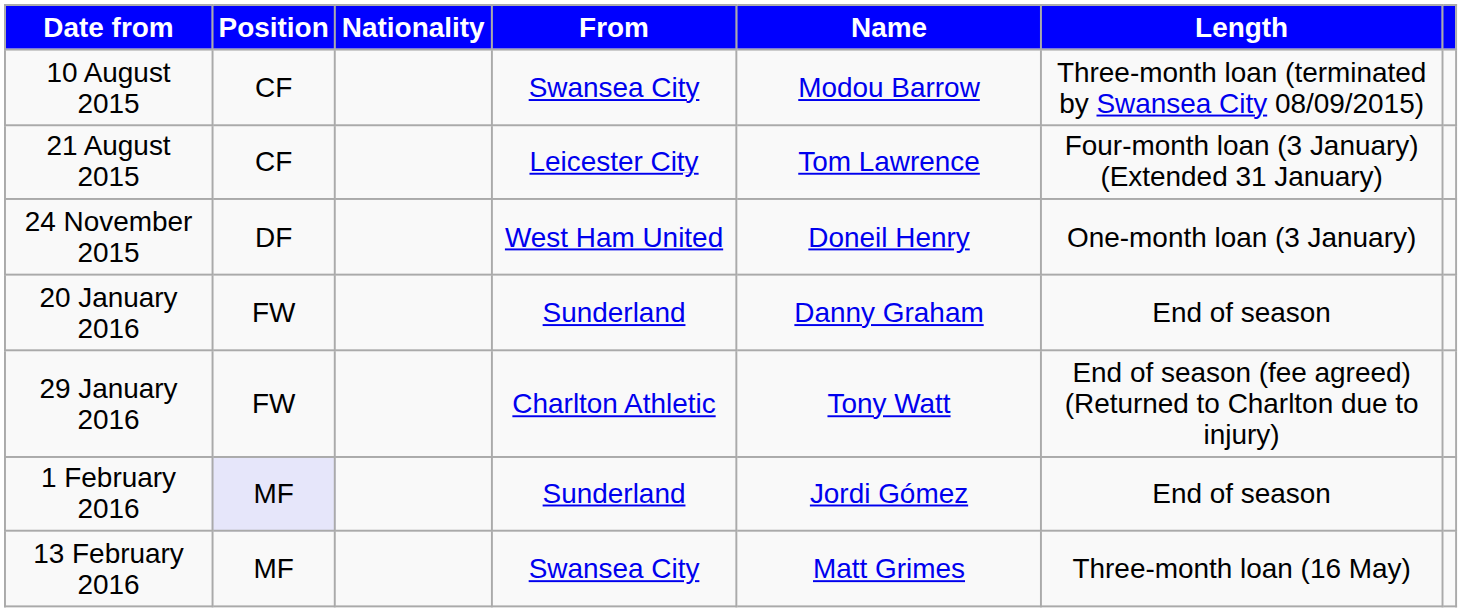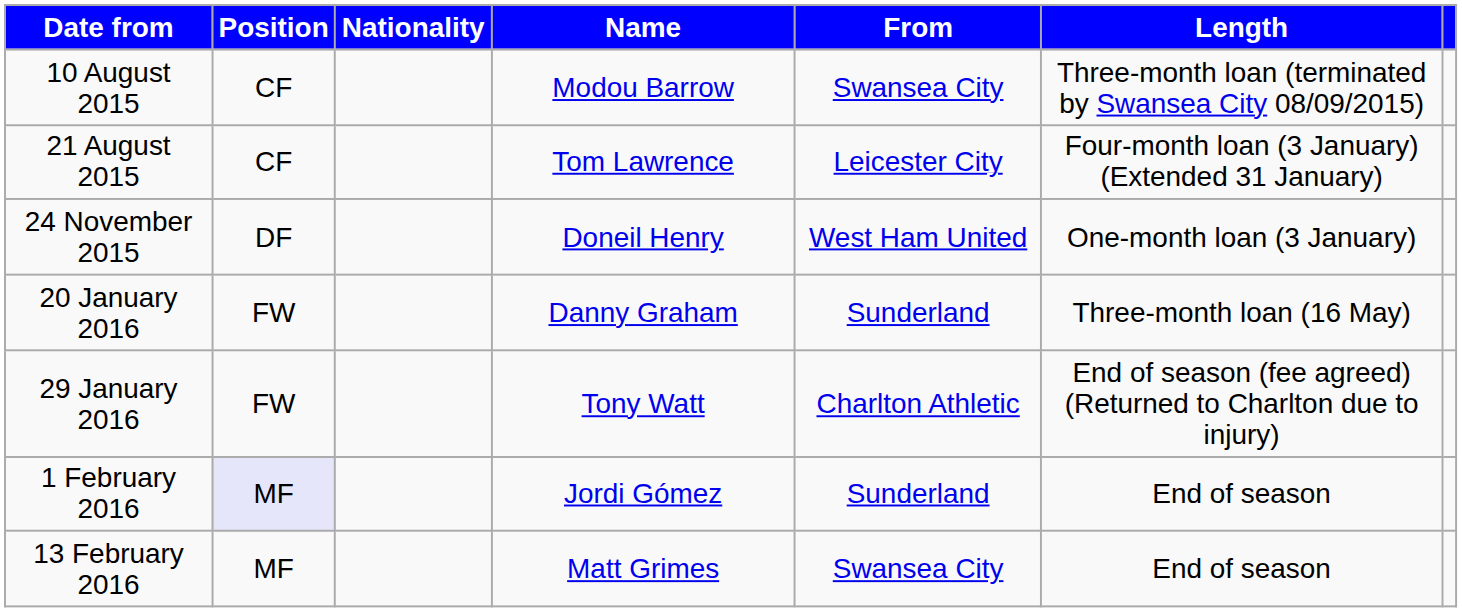columns swapped: (889, 27) <-> (614, 27)
(1242, 313) End of season -> (1242, 313) Three-month loan (16 May)
(1242, 569) Three-month loan (16 May) -> (1242, 569) End of season
